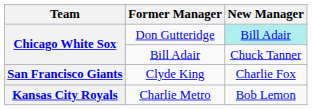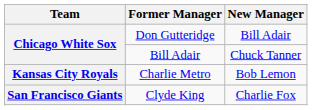(266, 34) paleturquoise background -> (266, 34) no background
rows swapped: (175, 94) <-> (175, 74)
